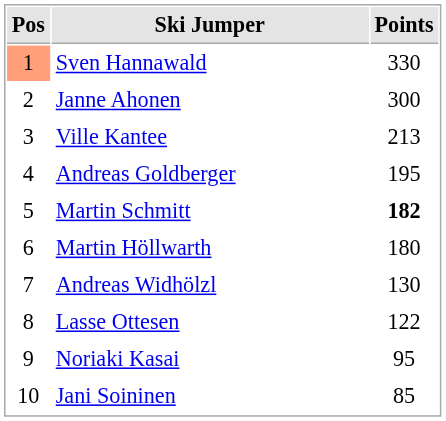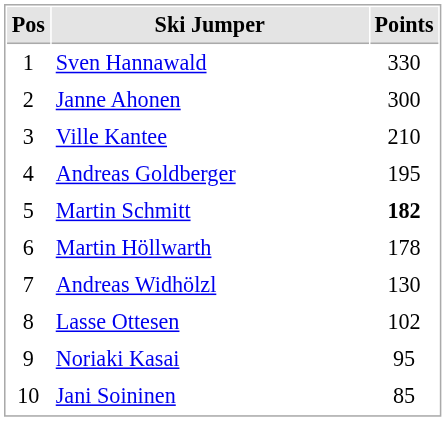(28, 63) lightsalmon background -> (28, 63) no background
(404, 136) 213 -> (404, 136) 210
(404, 247) 180 -> (404, 247) 178
(404, 321) 122 -> (404, 321) 102
